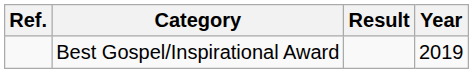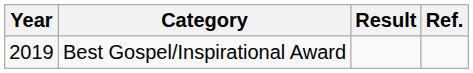columns swapped: (441, 20) <-> (28, 20)
